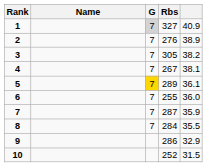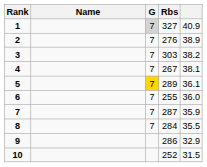(170, 55) 305 -> (170, 55) 303
